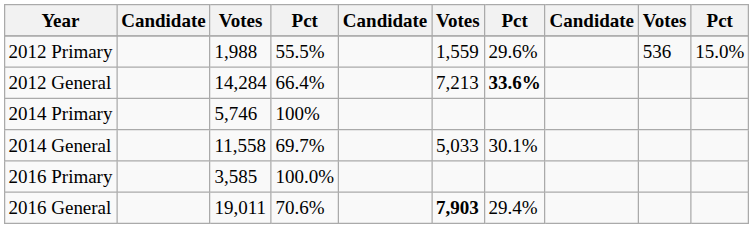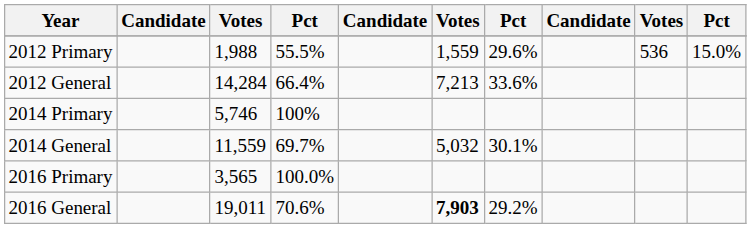(515, 82) bold -> (513, 82) normal
(240, 145) 11,558 -> (240, 145) 11,559
(457, 145) 5,033 -> (457, 145) 5,032
(236, 176) 3,585 -> (236, 176) 3,565
(513, 208) 29.4% -> (513, 208) 29.2%
